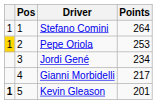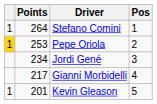columns swapped: (26, 12) <-> (135, 12)
(9, 92) bold -> (9, 92) normal
